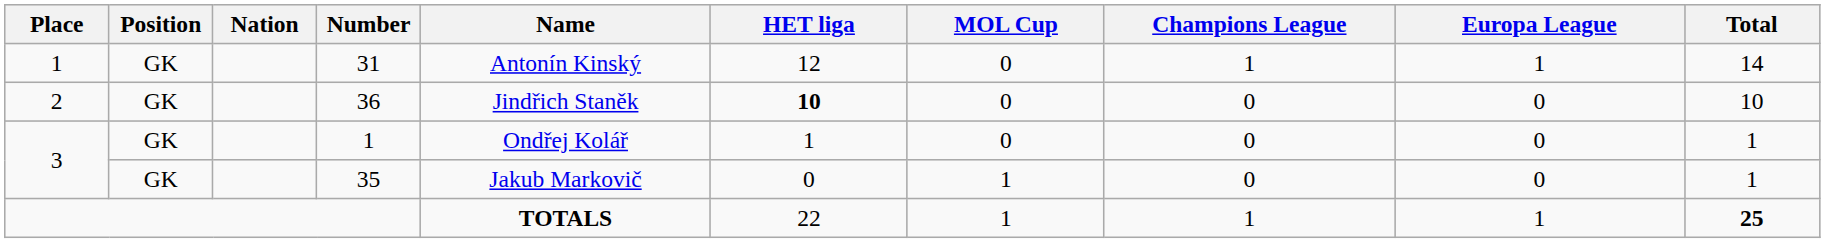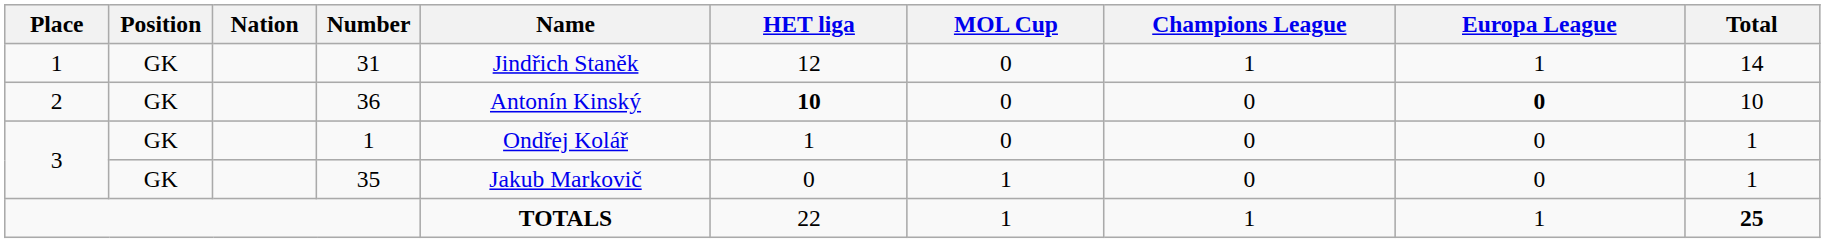(566, 62) Antonín Kinský -> (566, 62) Jindřich Staněk
(566, 101) Jindřich Staněk -> (566, 101) Antonín Kinský
(1539, 101) normal -> (1539, 101) bold
